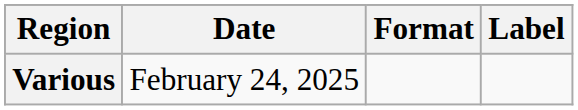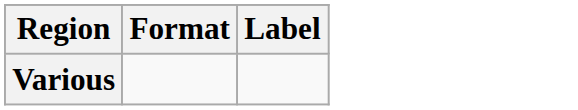- column: (244, 29)
